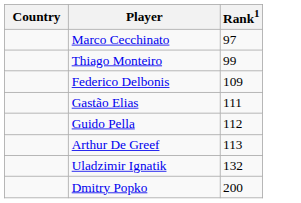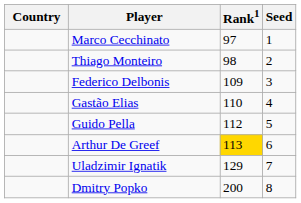+ column: (279, 16)
(230, 60) 99 -> (230, 60) 98
(233, 102) 111 -> (233, 102) 110
(233, 144) no background -> (233, 144) gold background
(233, 166) 132 -> (233, 166) 129
